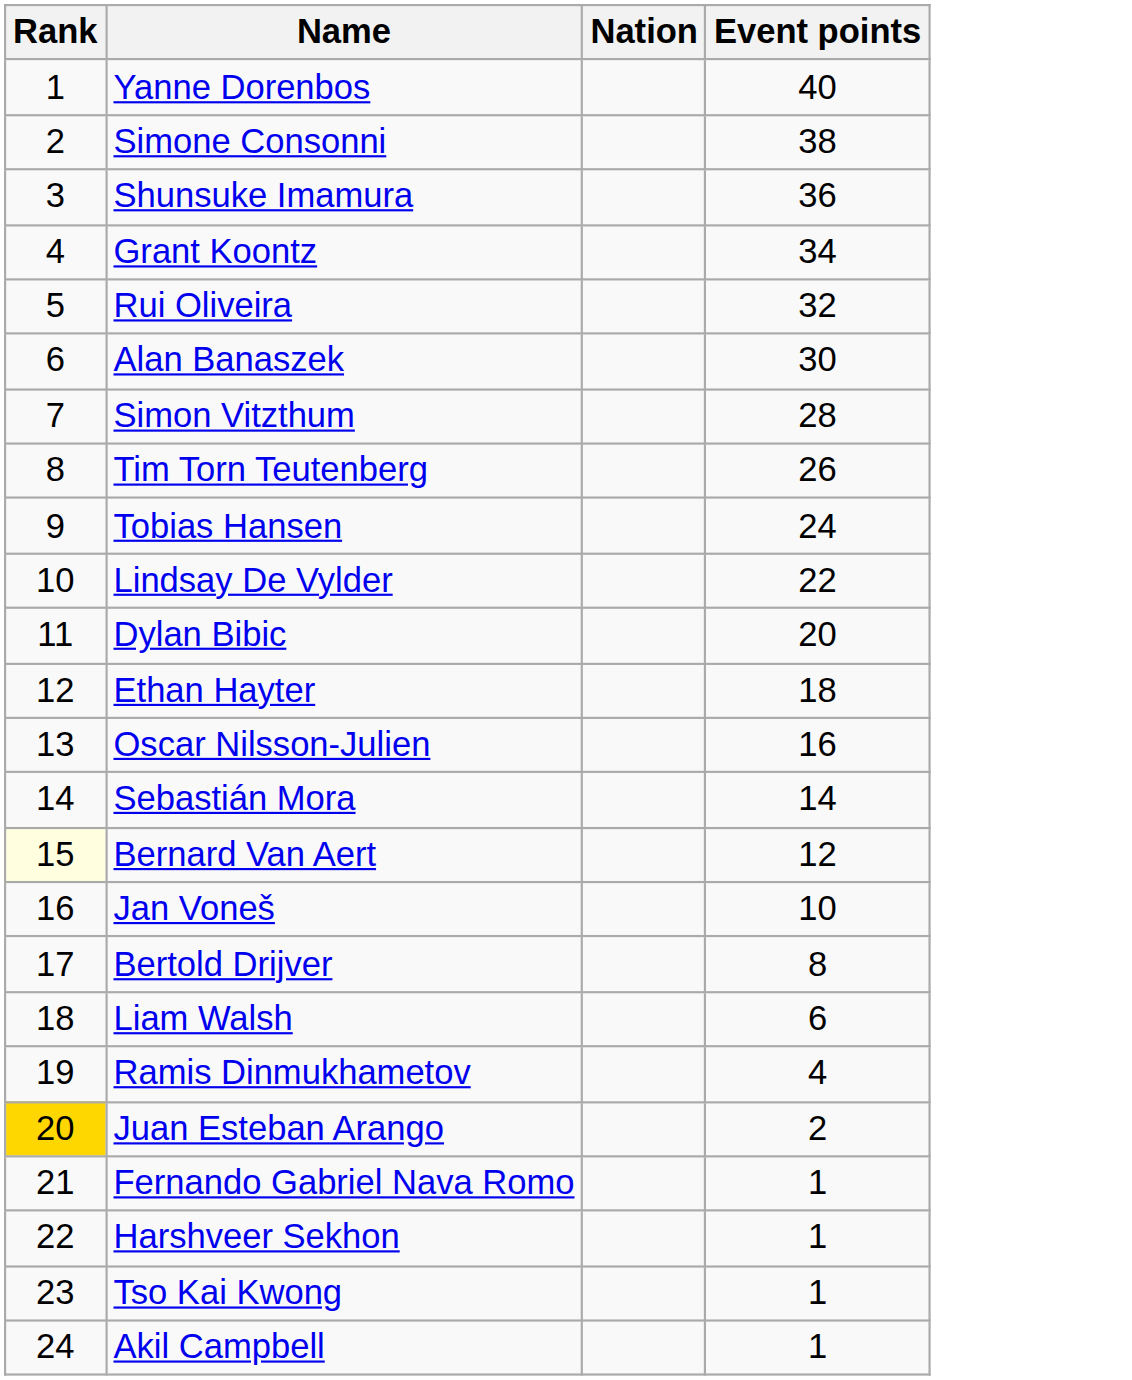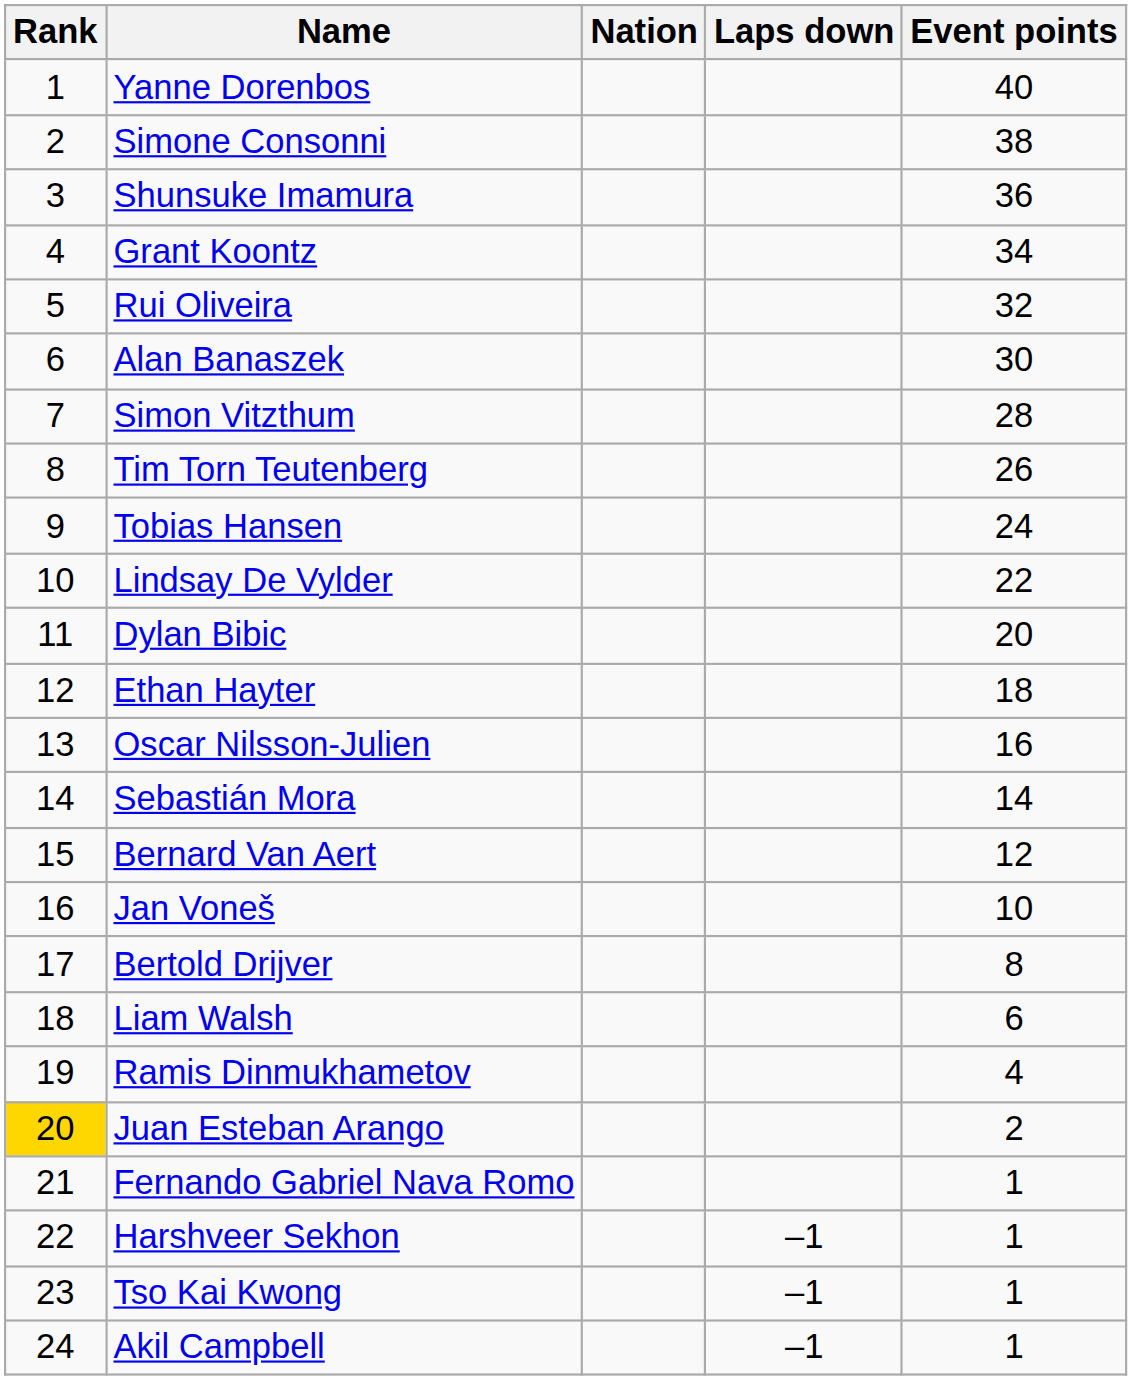+ column: (804, 31)
(55, 854) lightyellow background -> (55, 854) no background
